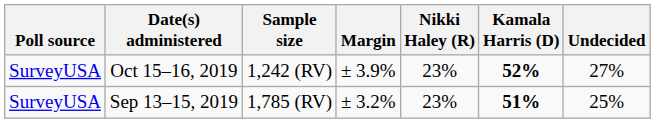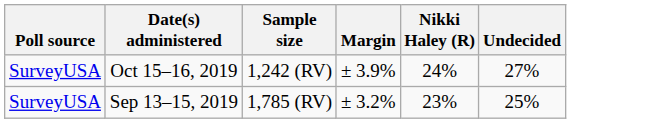- column: (521, 30)
(440, 70) 23% -> (440, 70) 24%
